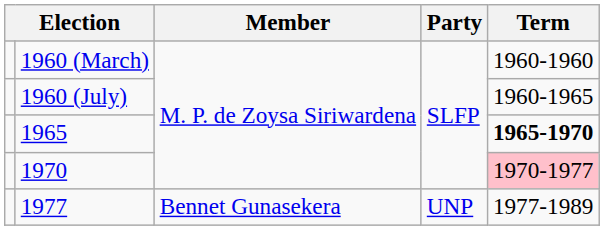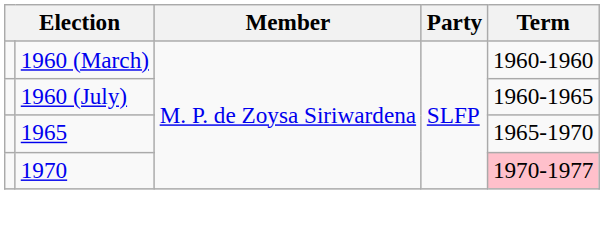(543, 133) bold -> (543, 133) normal
- row: (44, 206)
